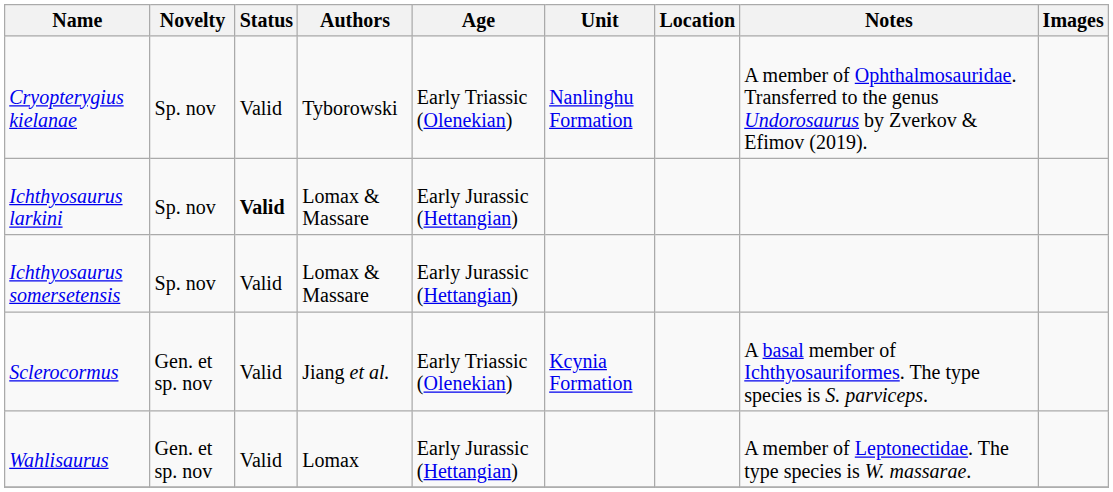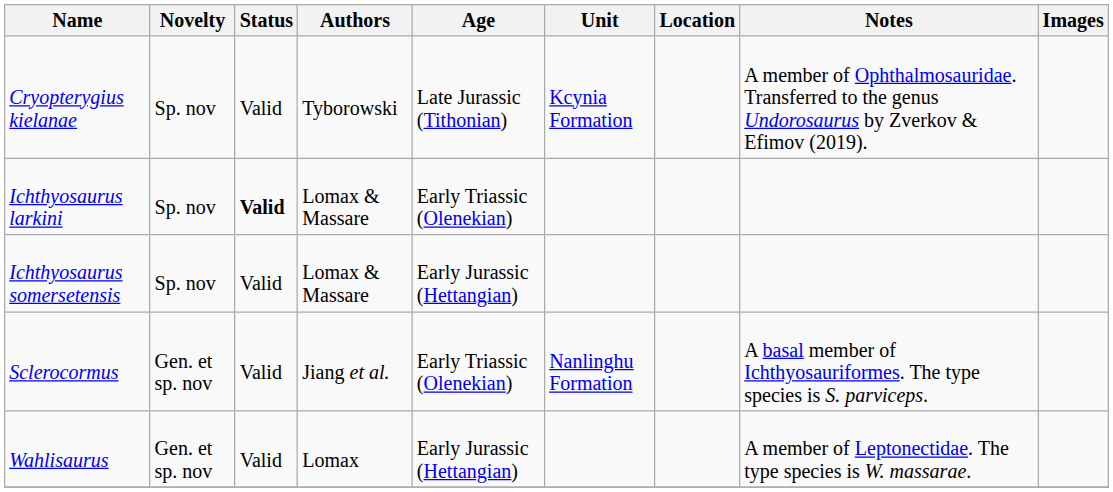(472, 108) Early Triassic (Olenekian) -> (469, 108) Late Jurassic (Tithonian)
(591, 108) Nanlinghu Formation -> (591, 108) Kcynia Formation
(473, 207) Early Jurassic (Hettangian) -> (472, 207) Early Triassic (Olenekian)
(591, 372) Kcynia Formation -> (591, 372) Nanlinghu Formation
